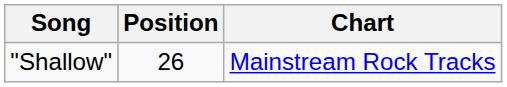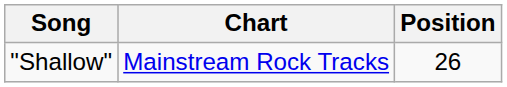columns swapped: (363, 23) <-> (171, 23)
